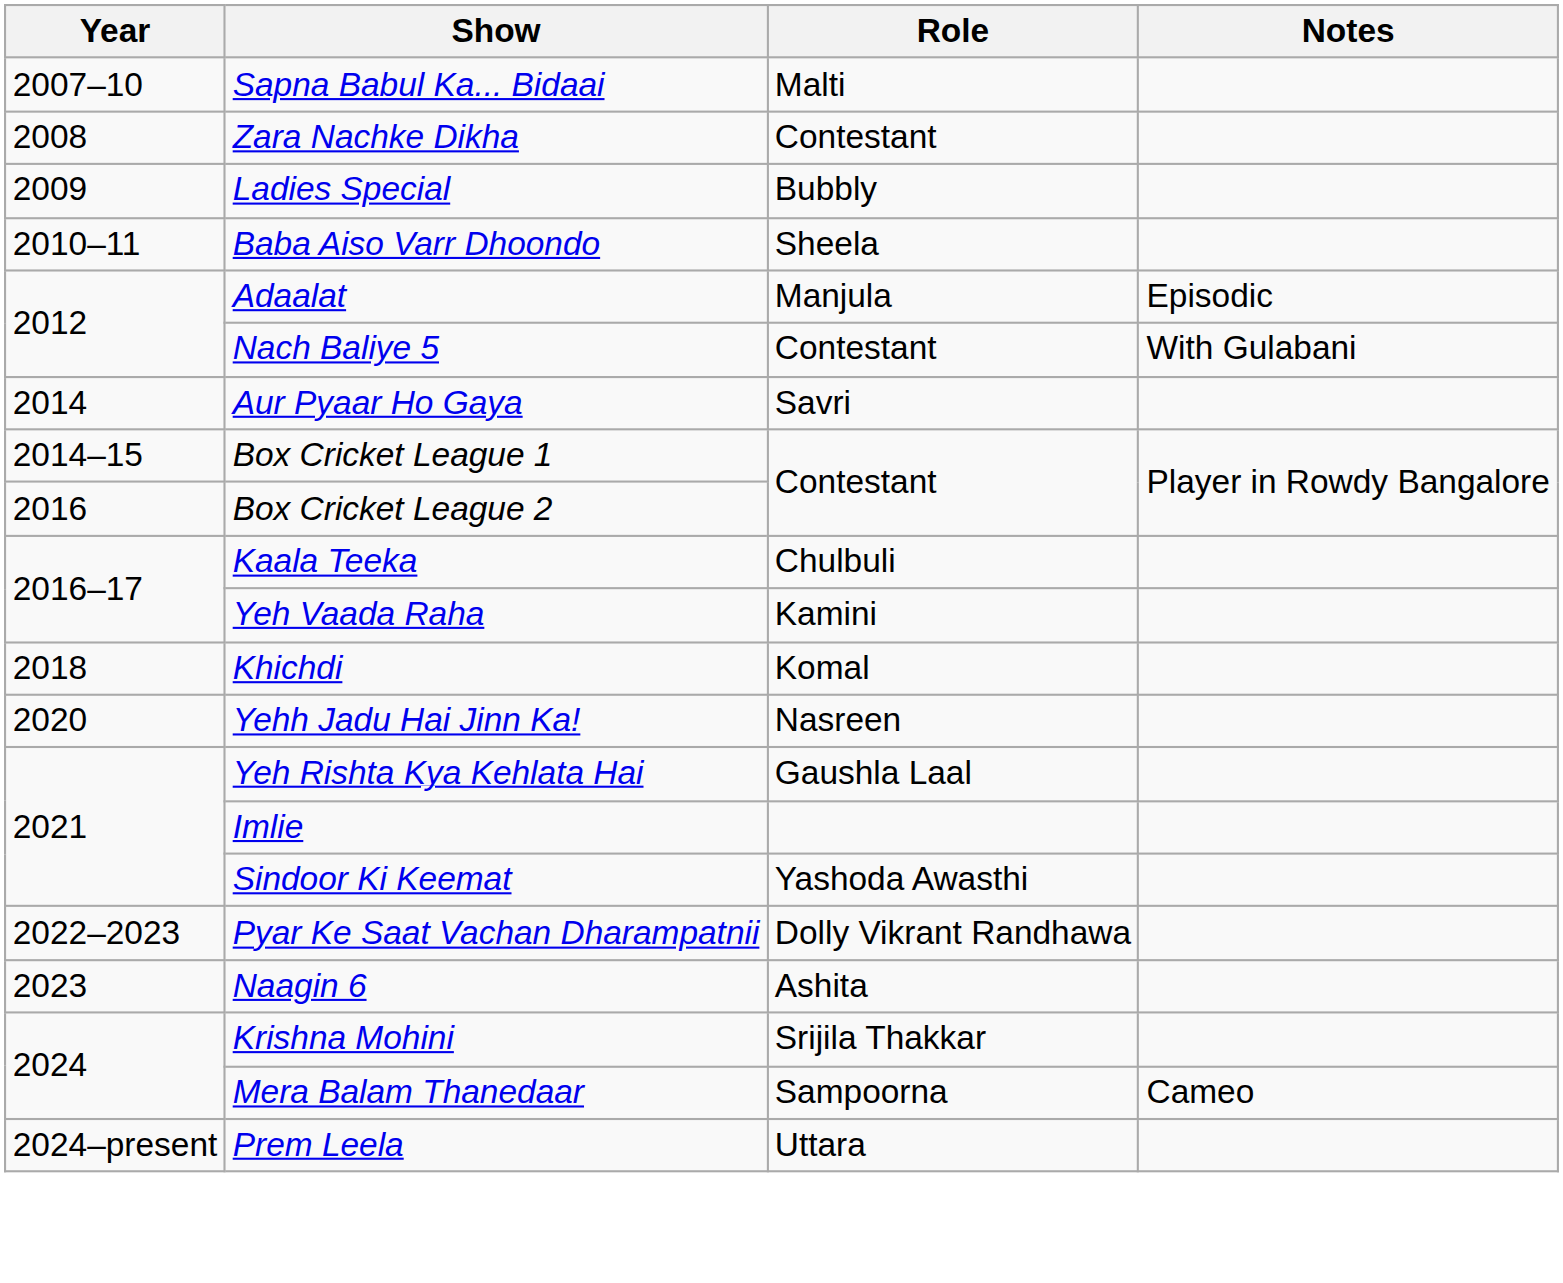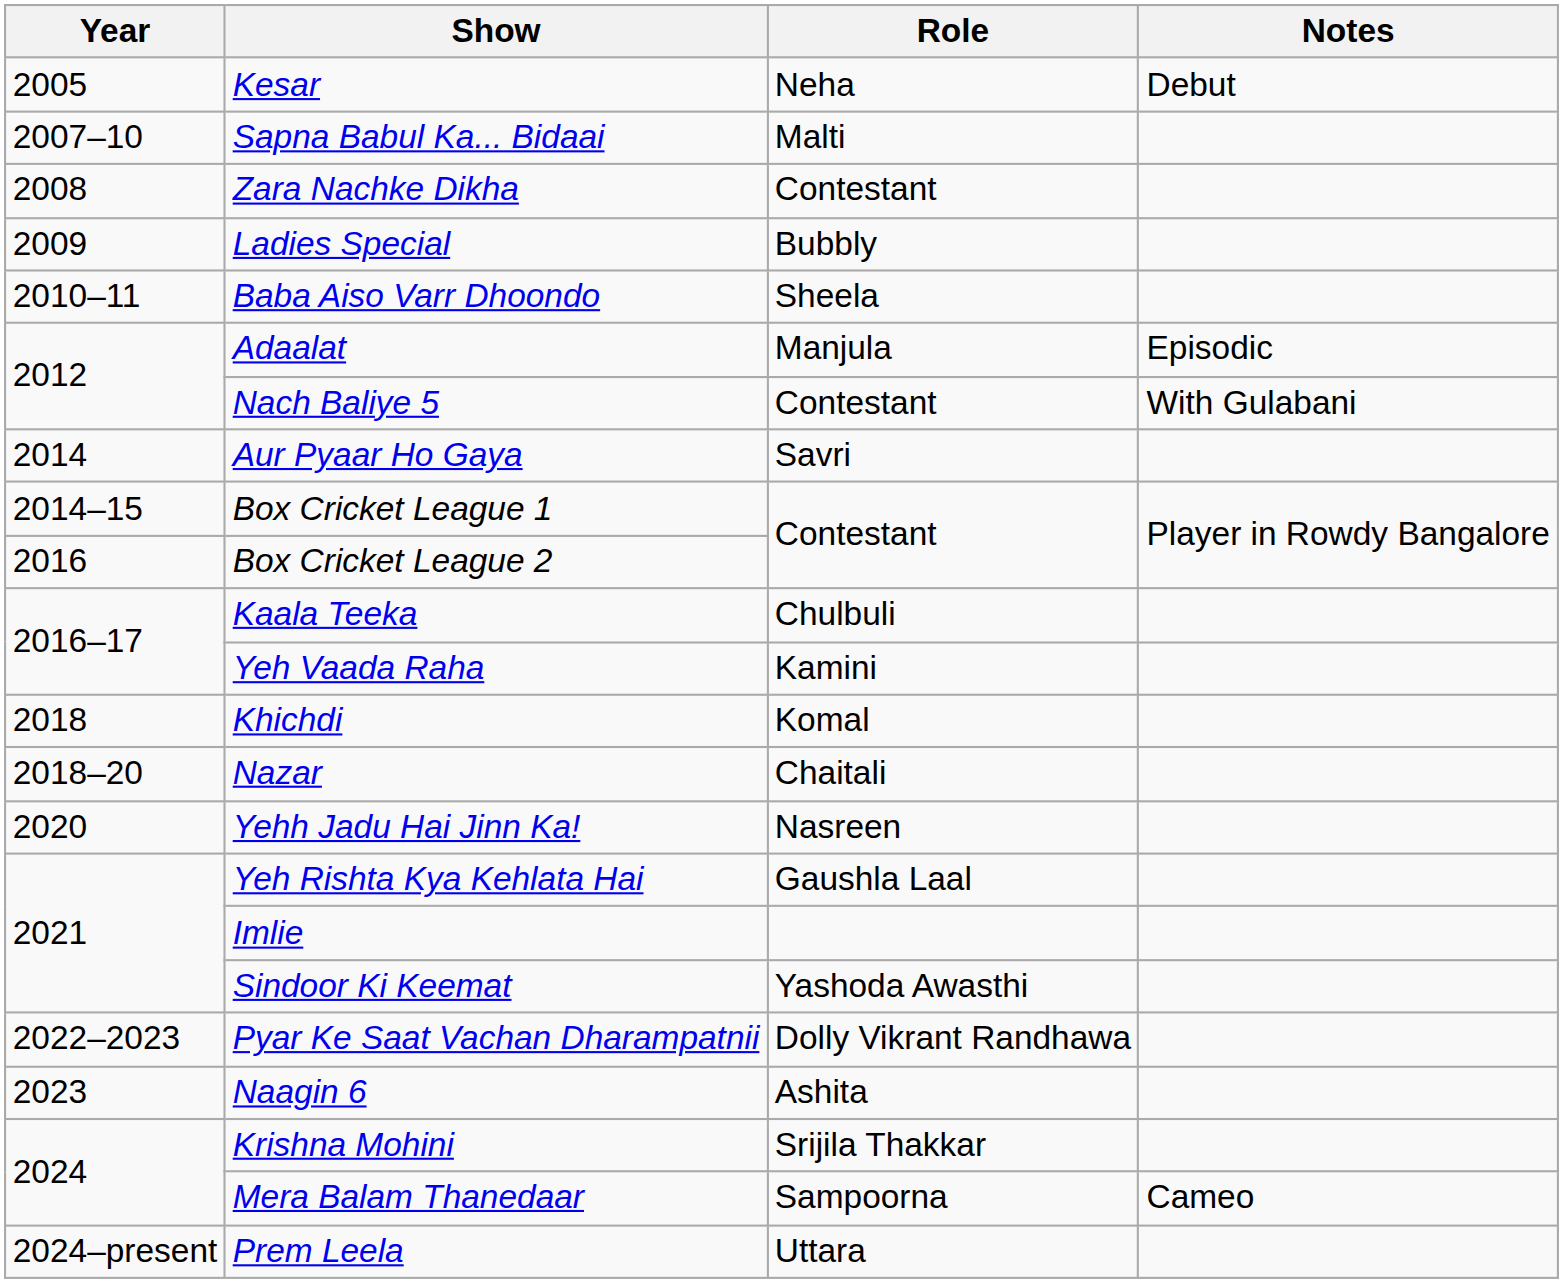+ row: (276, 84)
+ row: (277, 773)
